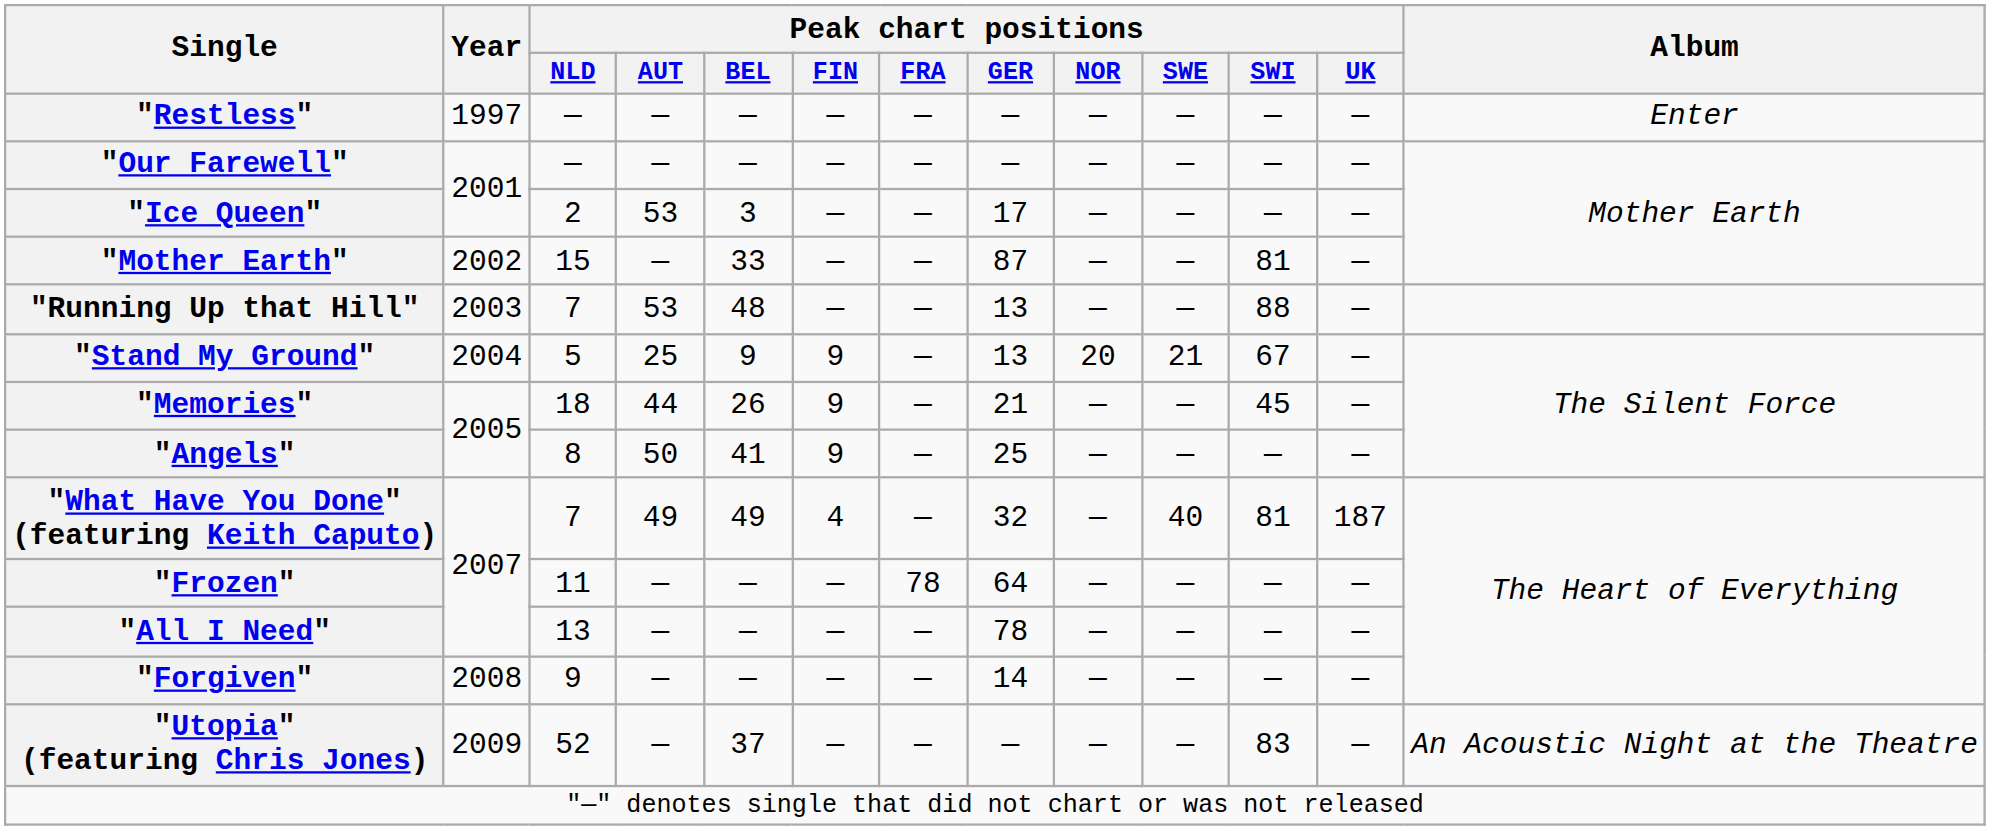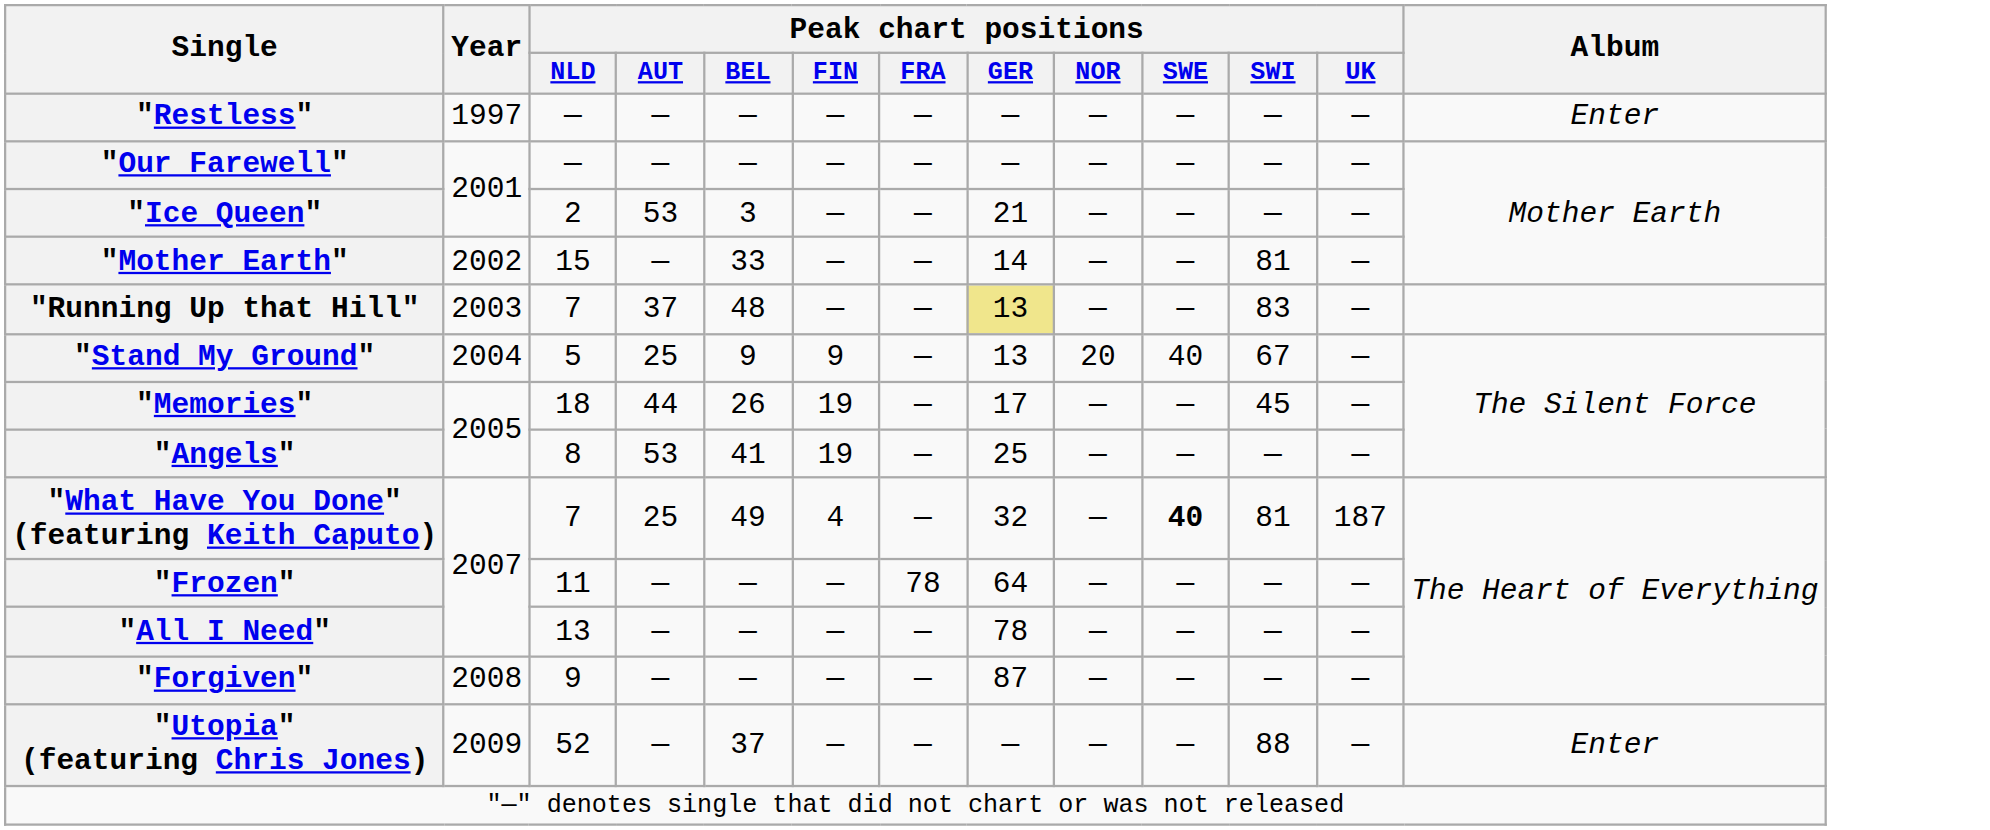(1010, 213) 17 -> (1010, 213) 21
(1010, 261) 87 -> (1010, 261) 14
(660, 309) 53 -> (660, 309) 37
(1010, 309) no background -> (1010, 309) khaki background
(1273, 309) 88 -> (1273, 309) 83
(1185, 357) 21 -> (1185, 357) 40
(835, 405) 9 -> (835, 405) 19
(1010, 405) 21 -> (1010, 405) 17
(660, 453) 50 -> (660, 453) 53
(835, 453) 9 -> (835, 453) 19
(660, 519) 49 -> (660, 519) 25
(1185, 519) normal -> (1185, 519) bold
(1010, 680) 14 -> (1010, 680) 87
(1273, 745) 83 -> (1273, 745) 88
(1695, 745) An Acoustic Night at the Theatre -> (1615, 745) Enter
